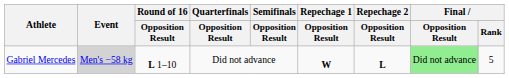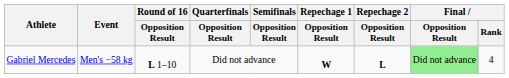(106, 60) lightgrey background -> (106, 60) no background
(491, 60) 5 -> (491, 60) 4
